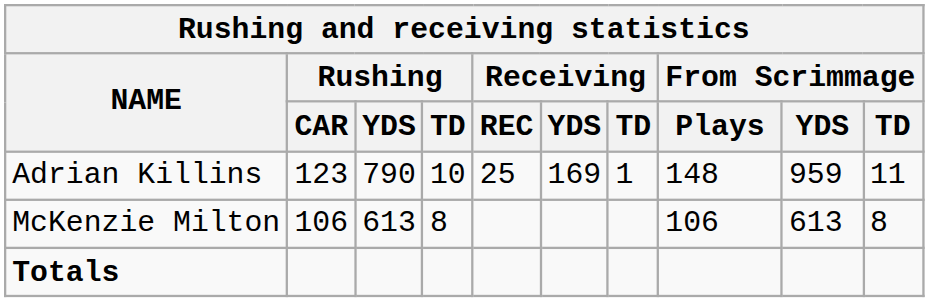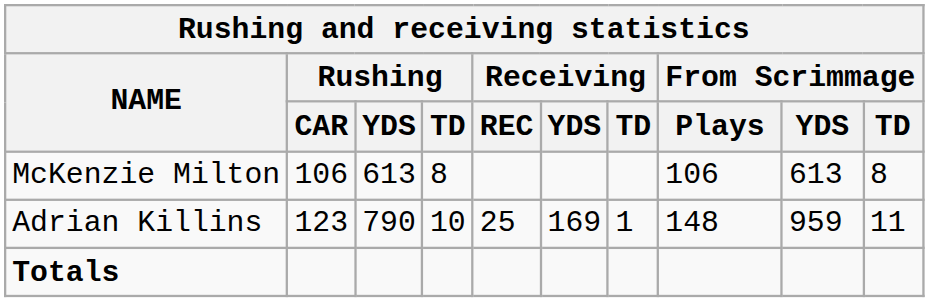rows swapped: (137, 175) <-> (146, 223)
